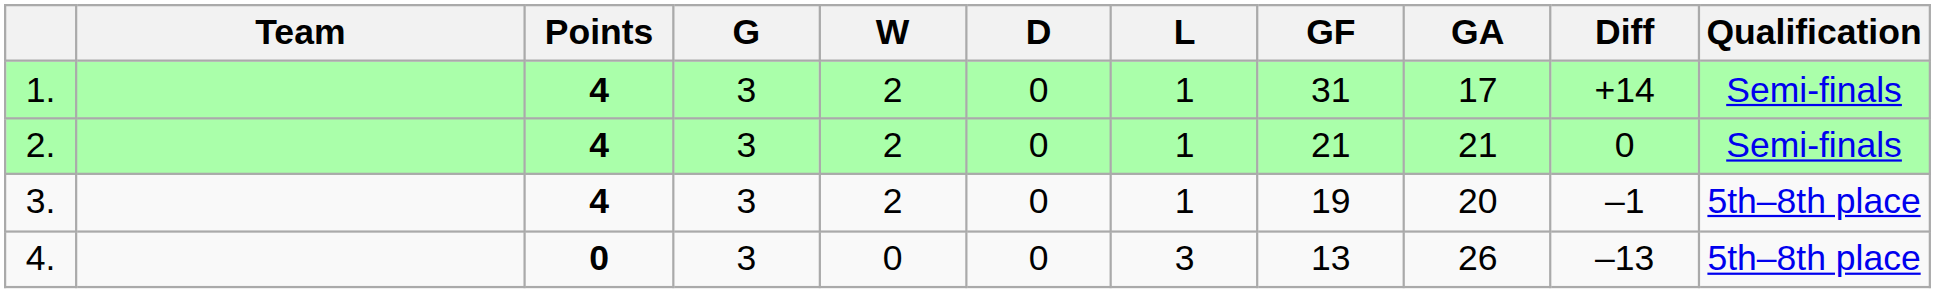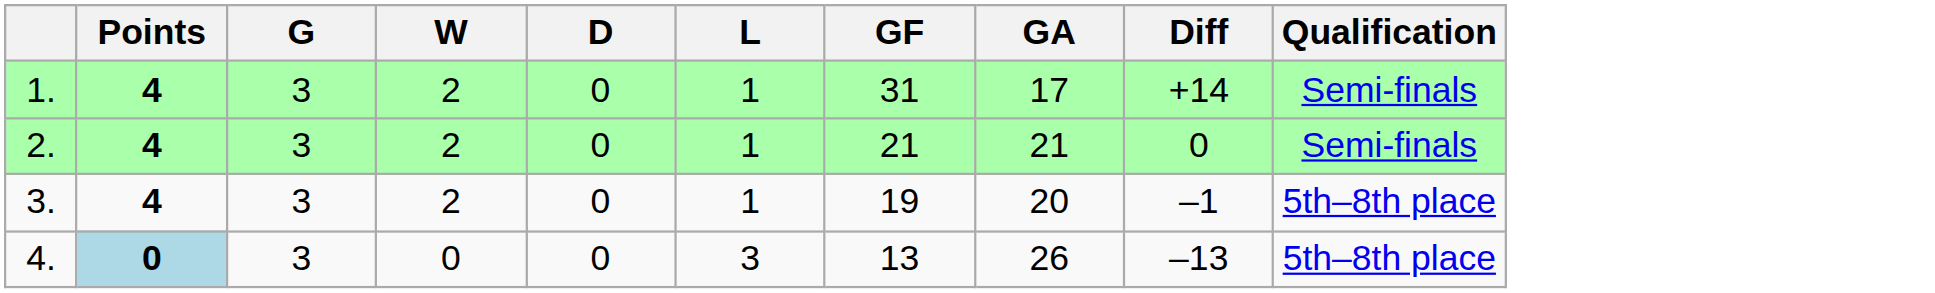- column: (300, 32)
(599, 257) no background -> (152, 257) lightblue background
